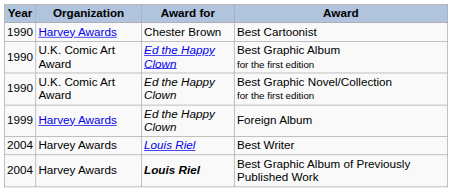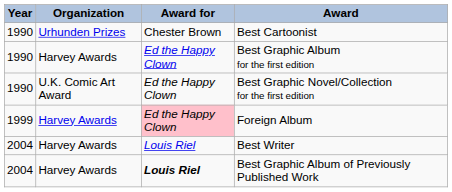(78, 32) Harvey Awards -> (82, 32) Urhunden Prizes
(77, 57) U.K. Comic Art Award -> (78, 57) Harvey Awards
(179, 120) no background -> (179, 120) pink background
